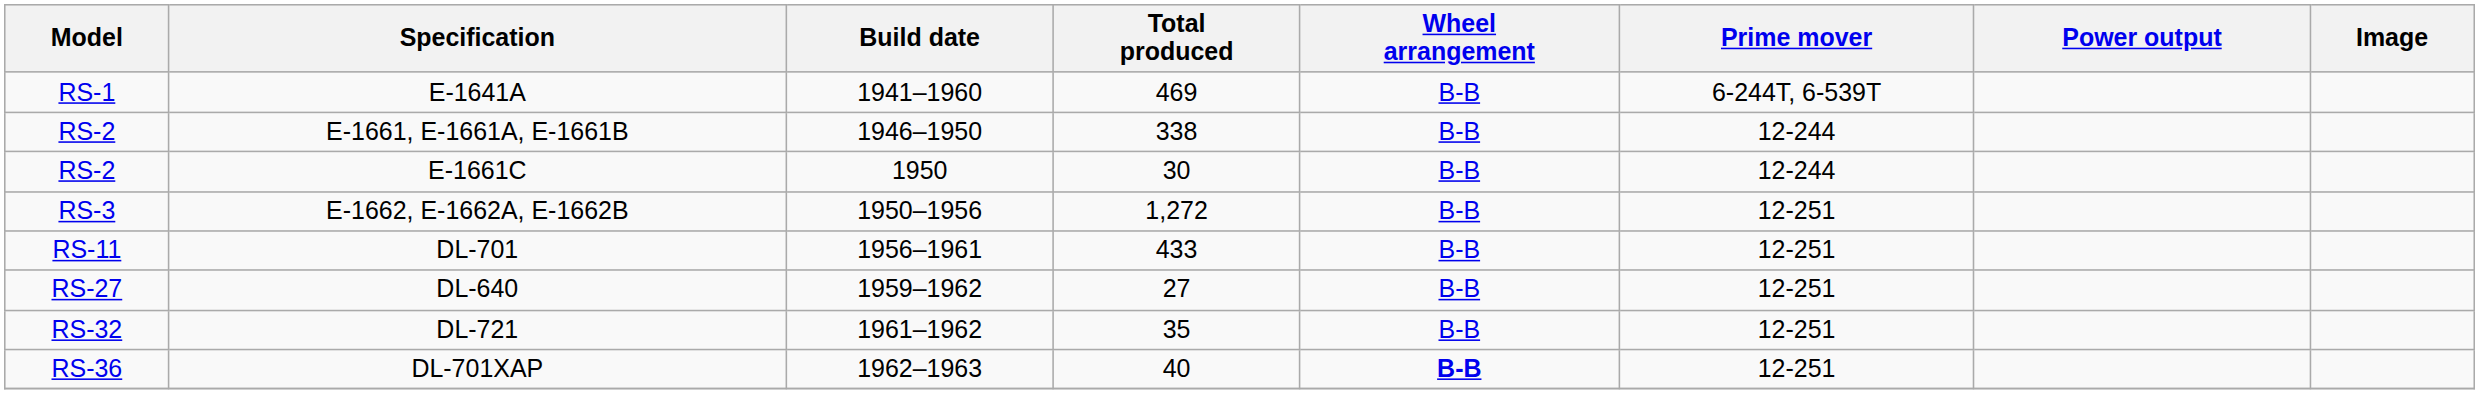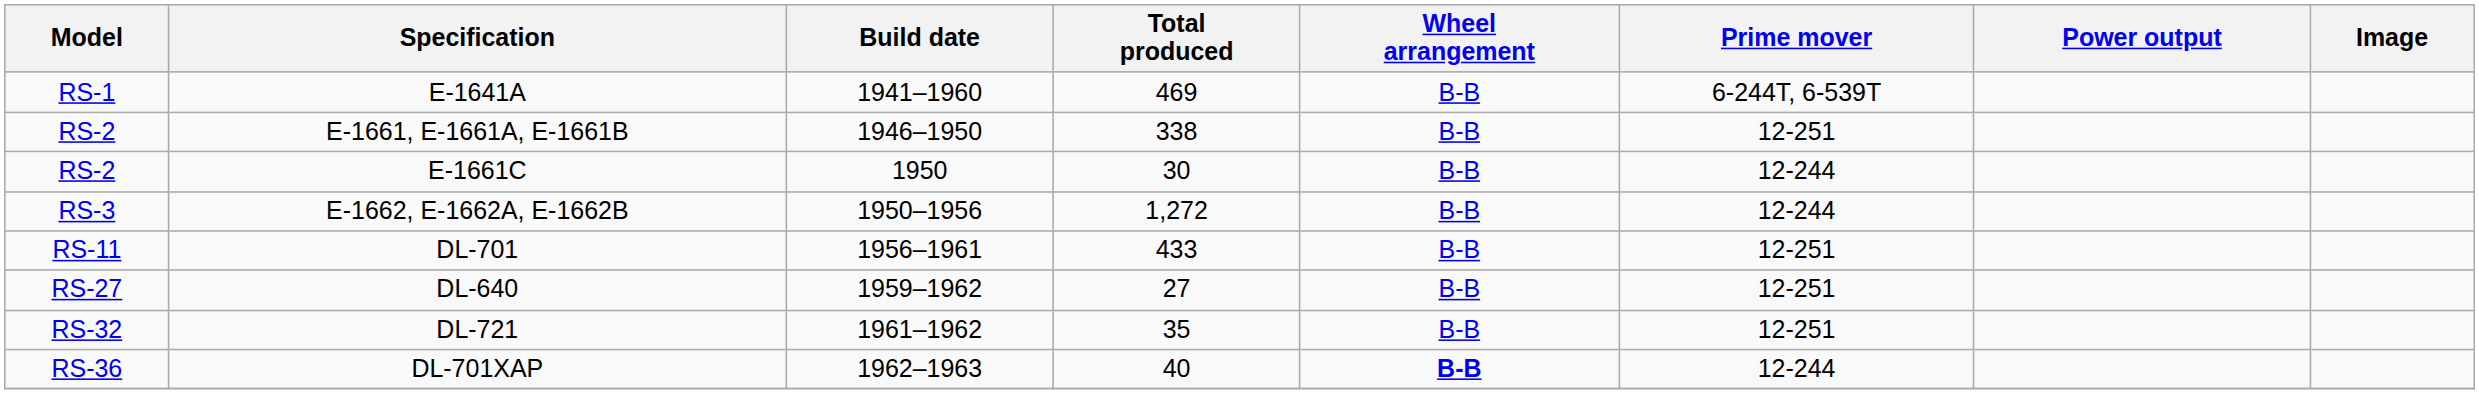(1797, 131) 12-244 -> (1797, 131) 12-251
(1797, 210) 12-251 -> (1797, 210) 12-244
(1797, 369) 12-251 -> (1797, 369) 12-244
